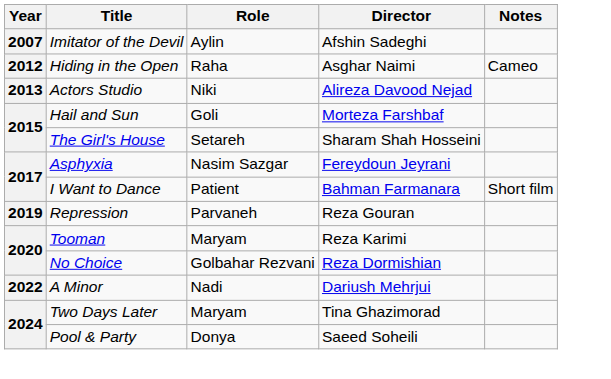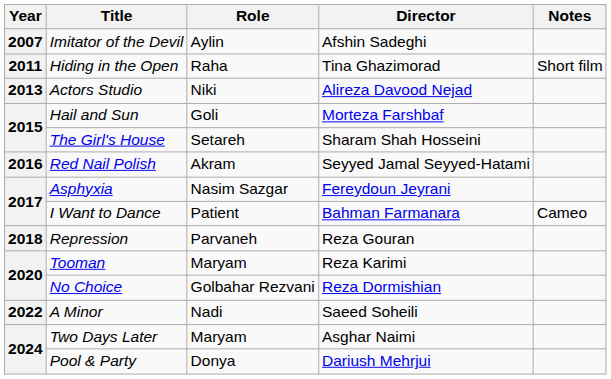(25, 66) 2012 -> (25, 66) 2011
(369, 66) Asghar Naimi -> (381, 66) Tina Ghazimorad
(513, 66) Cameo -> (570, 66) Short film
+ row: (103, 164)
(521, 189) Short film -> (562, 213) Cameo
(25, 213) 2019 -> (25, 238) 2018
(376, 287) Dariush Mehrjui -> (370, 312) Saeed Soheili
(381, 312) Tina Ghazimorad -> (369, 336) Asghar Naimi
(370, 336) Saeed Soheili -> (376, 361) Dariush Mehrjui
